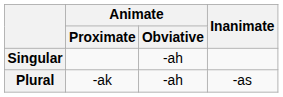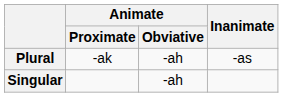rows swapped: (35, 59) <-> (35, 80)
